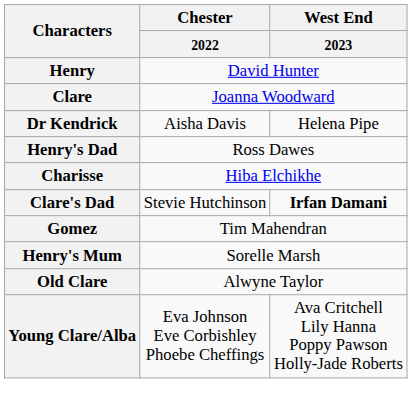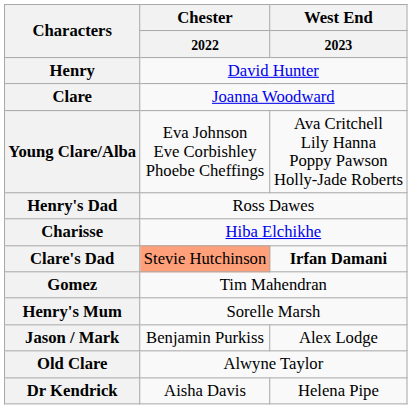rows swapped: (72, 123) <-> (72, 336)
(205, 202) no background -> (205, 258) lightsalmon background
+ row: (72, 337)
